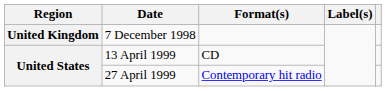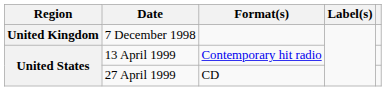(210, 55) CD -> (262, 55) Contemporary hit radio
(262, 75) Contemporary hit radio -> (210, 75) CD
